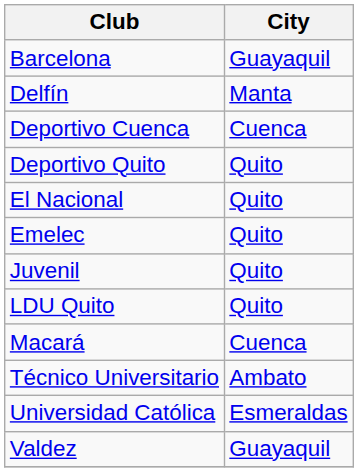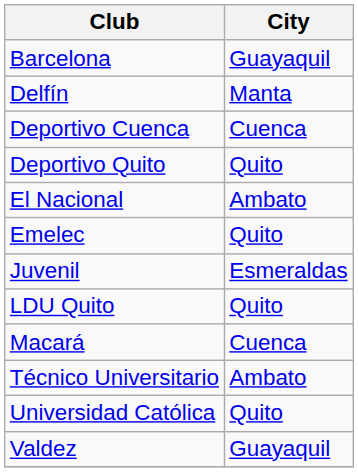(256, 199) Quito -> (268, 199) Ambato
(256, 270) Quito -> (288, 270) Esmeraldas
(288, 413) Esmeraldas -> (256, 413) Quito
